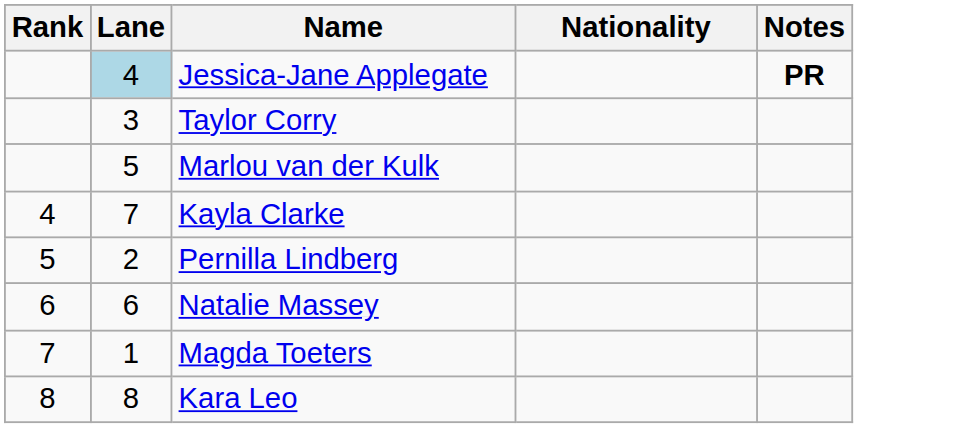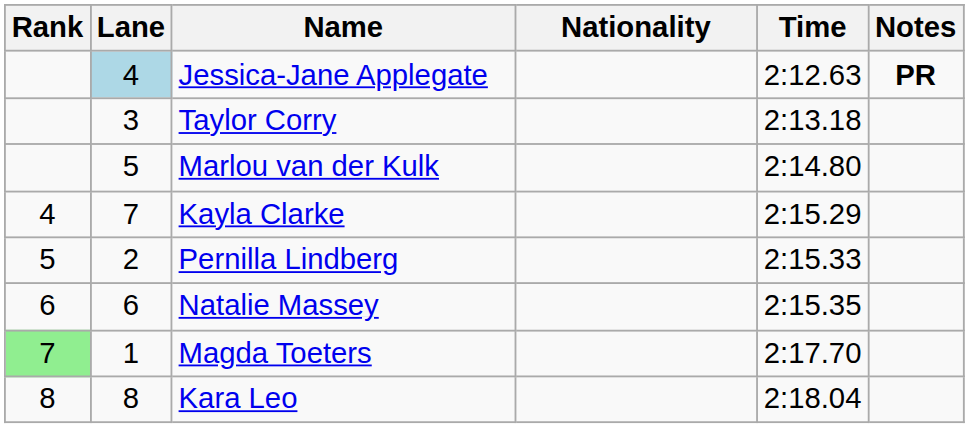+ column: (813, 27)
(47, 352) no background -> (47, 352) lightgreen background
